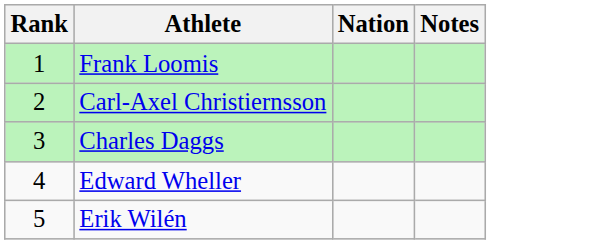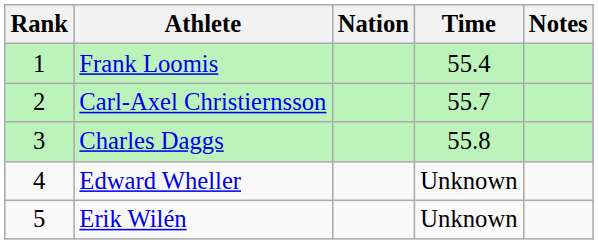+ column: (469, 24)
